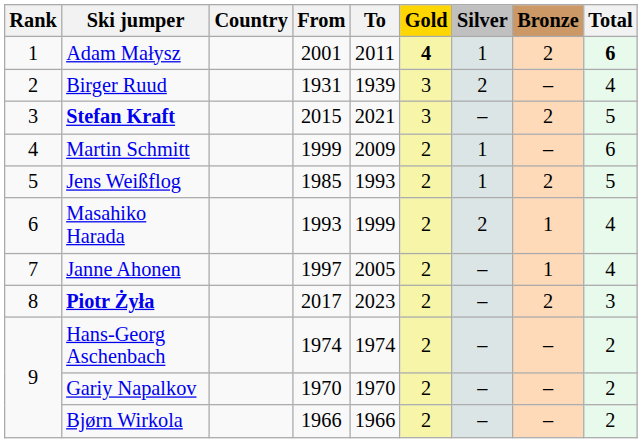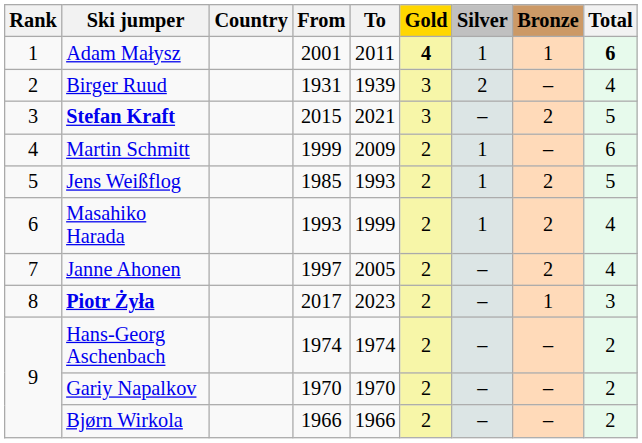(548, 52) 2 -> (548, 52) 1
(482, 225) 2 -> (482, 225) 1
(548, 225) 1 -> (548, 225) 2
(548, 269) 1 -> (548, 269) 2
(548, 301) 2 -> (548, 301) 1
